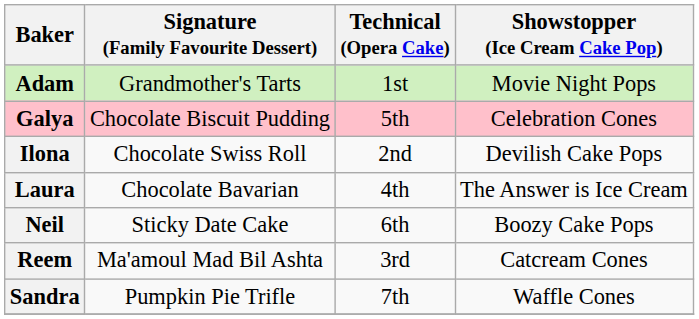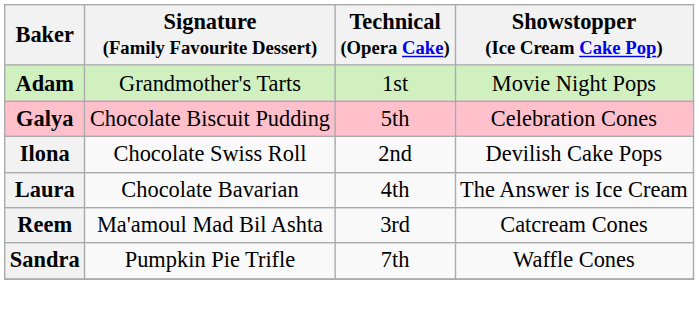- row: (45, 225)
